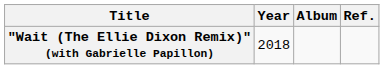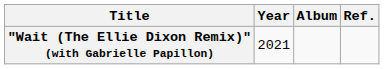(274, 45) 2018 -> (274, 45) 2021
